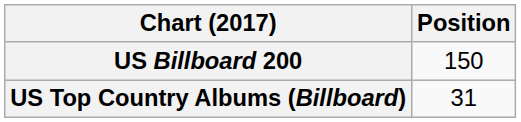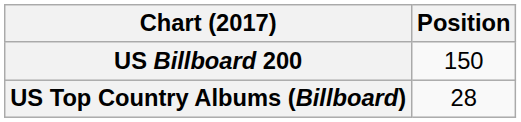(464, 98) 31 -> (464, 98) 28
